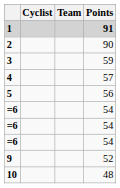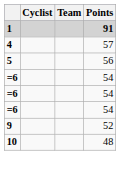- row: (9, 45)
- row: (9, 61)
